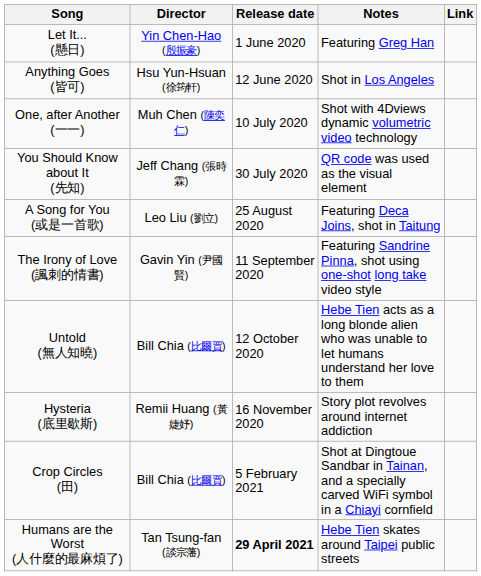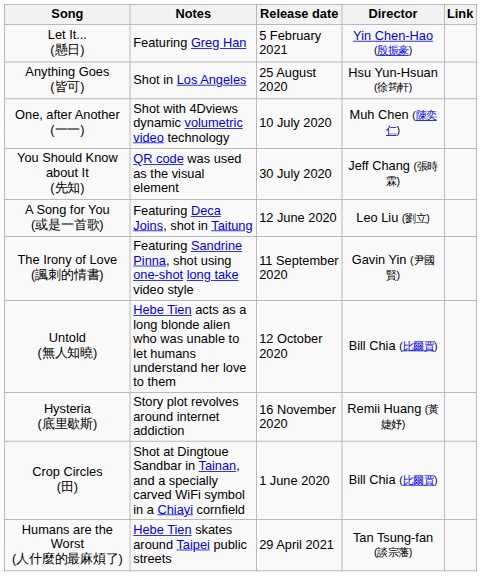columns swapped: (181, 14) <-> (381, 14)
(270, 43) 1 June 2020 -> (290, 43) 5 February 2021
(274, 80) 12 June 2020 -> (288, 80) 25 August 2020
(264, 218) 25 August 2020 -> (298, 218) 12 June 2020
(266, 480) 5 February 2021 -> (294, 480) 1 June 2020
(274, 545) bold -> (297, 545) normal
